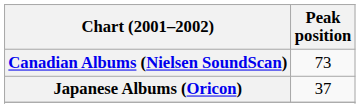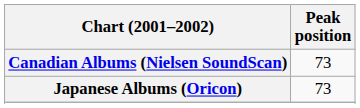(323, 89) 37 -> (323, 89) 73
